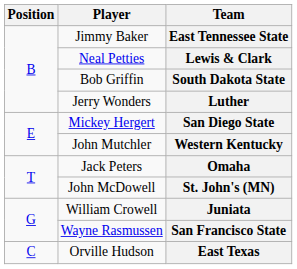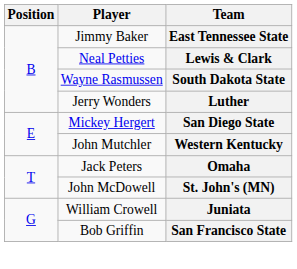(112, 79) Bob Griffin -> (112, 79) Wayne Rasmussen
(112, 230) Wayne Rasmussen -> (112, 230) Bob Griffin
- row: (229, 252)
